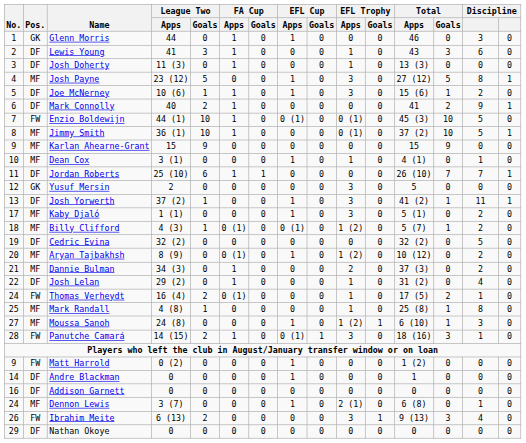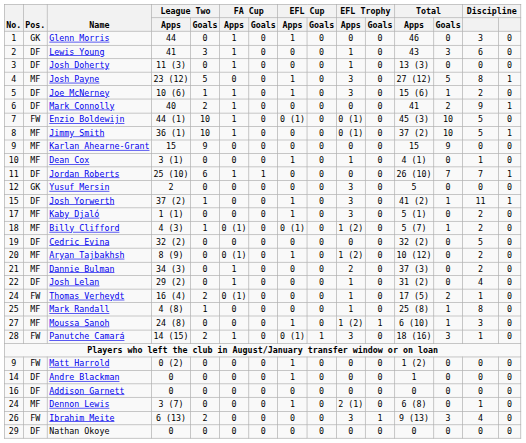(14, 201) 13 -> (14, 201) 15
